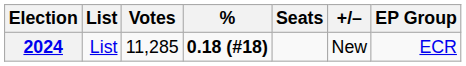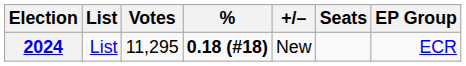columns swapped: (300, 18) <-> (349, 18)
(152, 46) 11,285 -> (152, 46) 11,295
